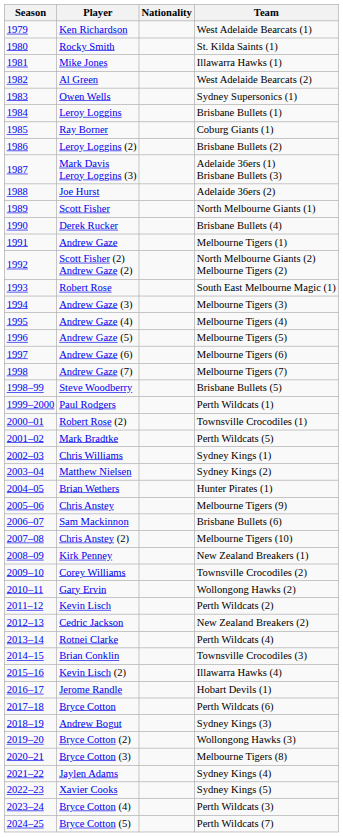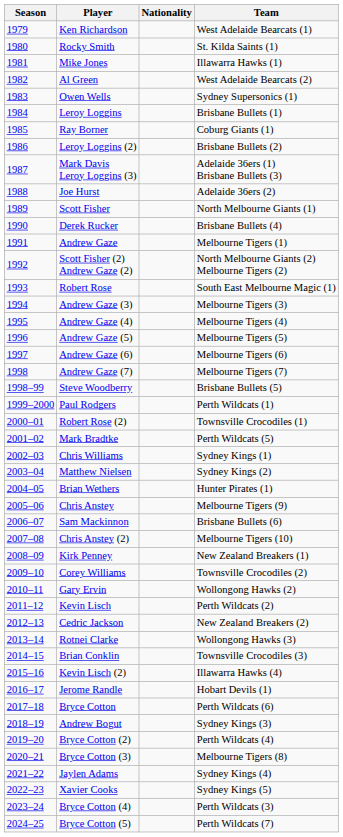(235, 639) Perth Wildcats (4) -> (246, 639) Wollongong Hawks (3)
(246, 740) Wollongong Hawks (3) -> (235, 740) Perth Wildcats (4)
